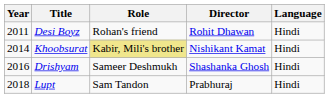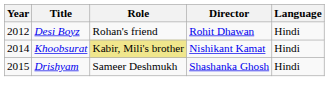(18, 31) 2011 -> (18, 31) 2012
(18, 66) 2016 -> (18, 66) 2015
- row: (45, 84)
